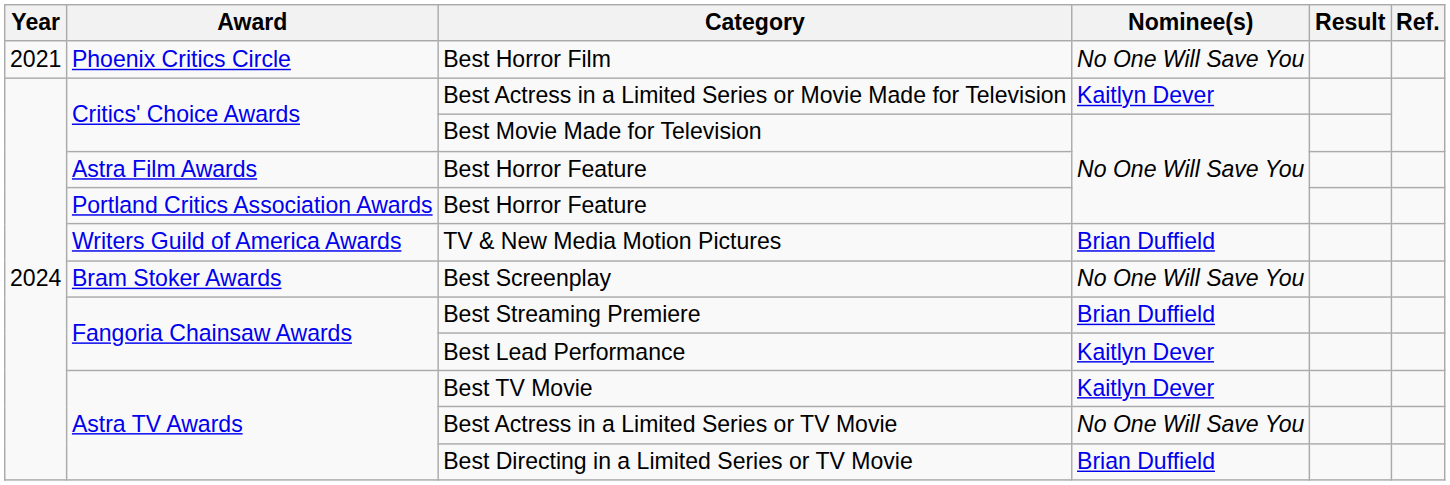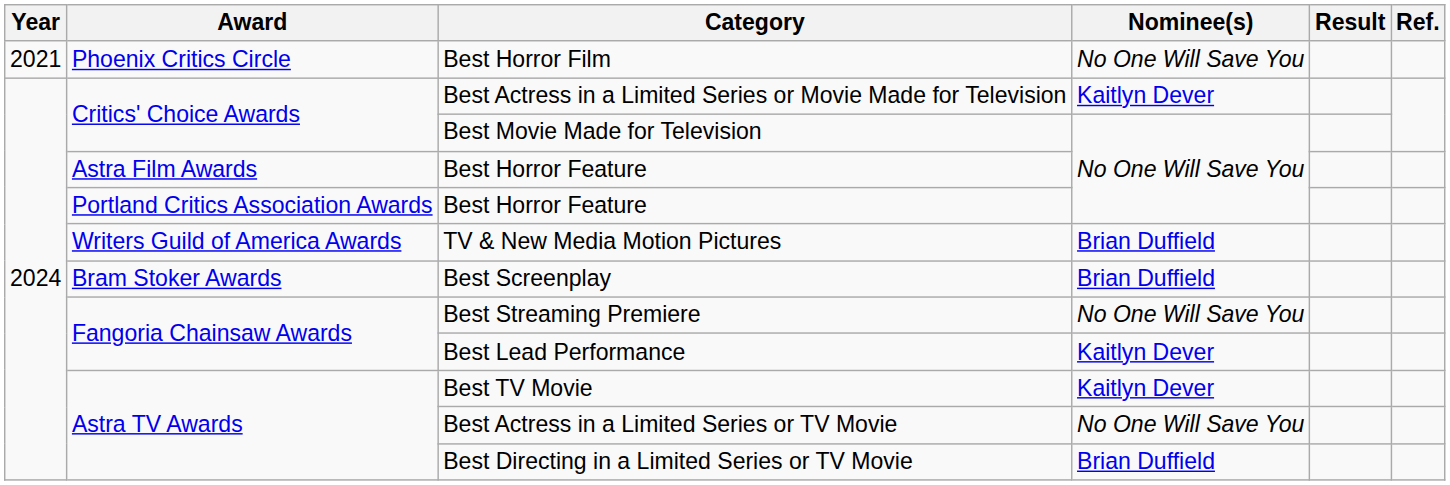(1191, 278) No One Will Save You -> (1146, 278) Brian Duffield
(1146, 315) Brian Duffield -> (1191, 315) No One Will Save You
